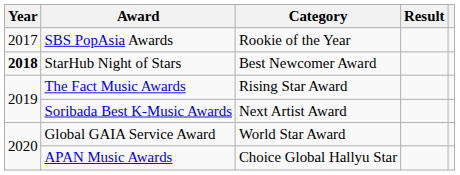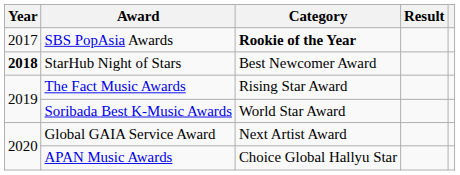(295, 39) normal -> (297, 39) bold
(293, 110) Next Artist Award -> (292, 110) World Star Award
(292, 134) World Star Award -> (293, 134) Next Artist Award
